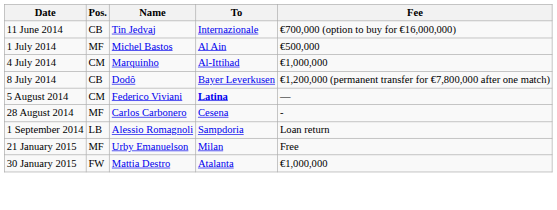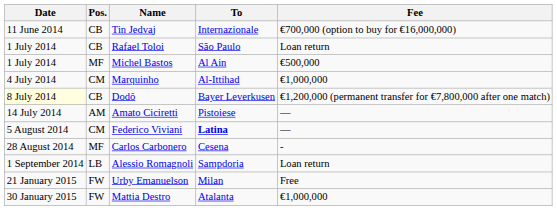+ row: (138, 46)
(31, 79) no background -> (31, 96) lightyellow background
+ row: (145, 113)
(96, 146) MF -> (96, 180) FW
